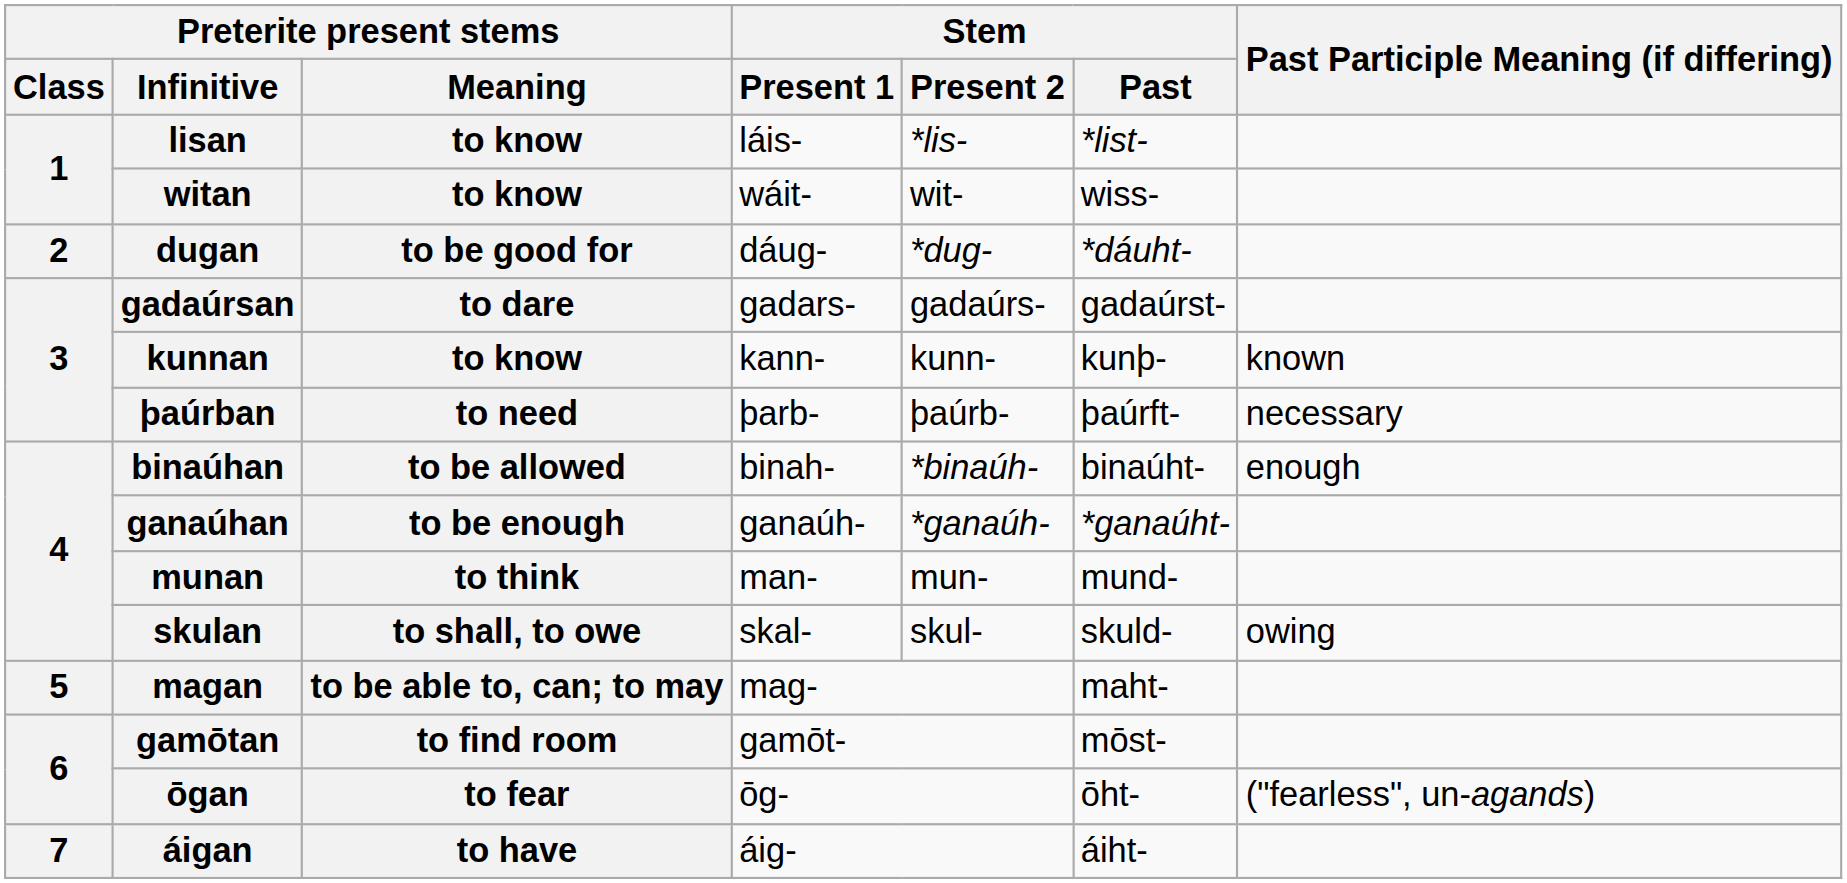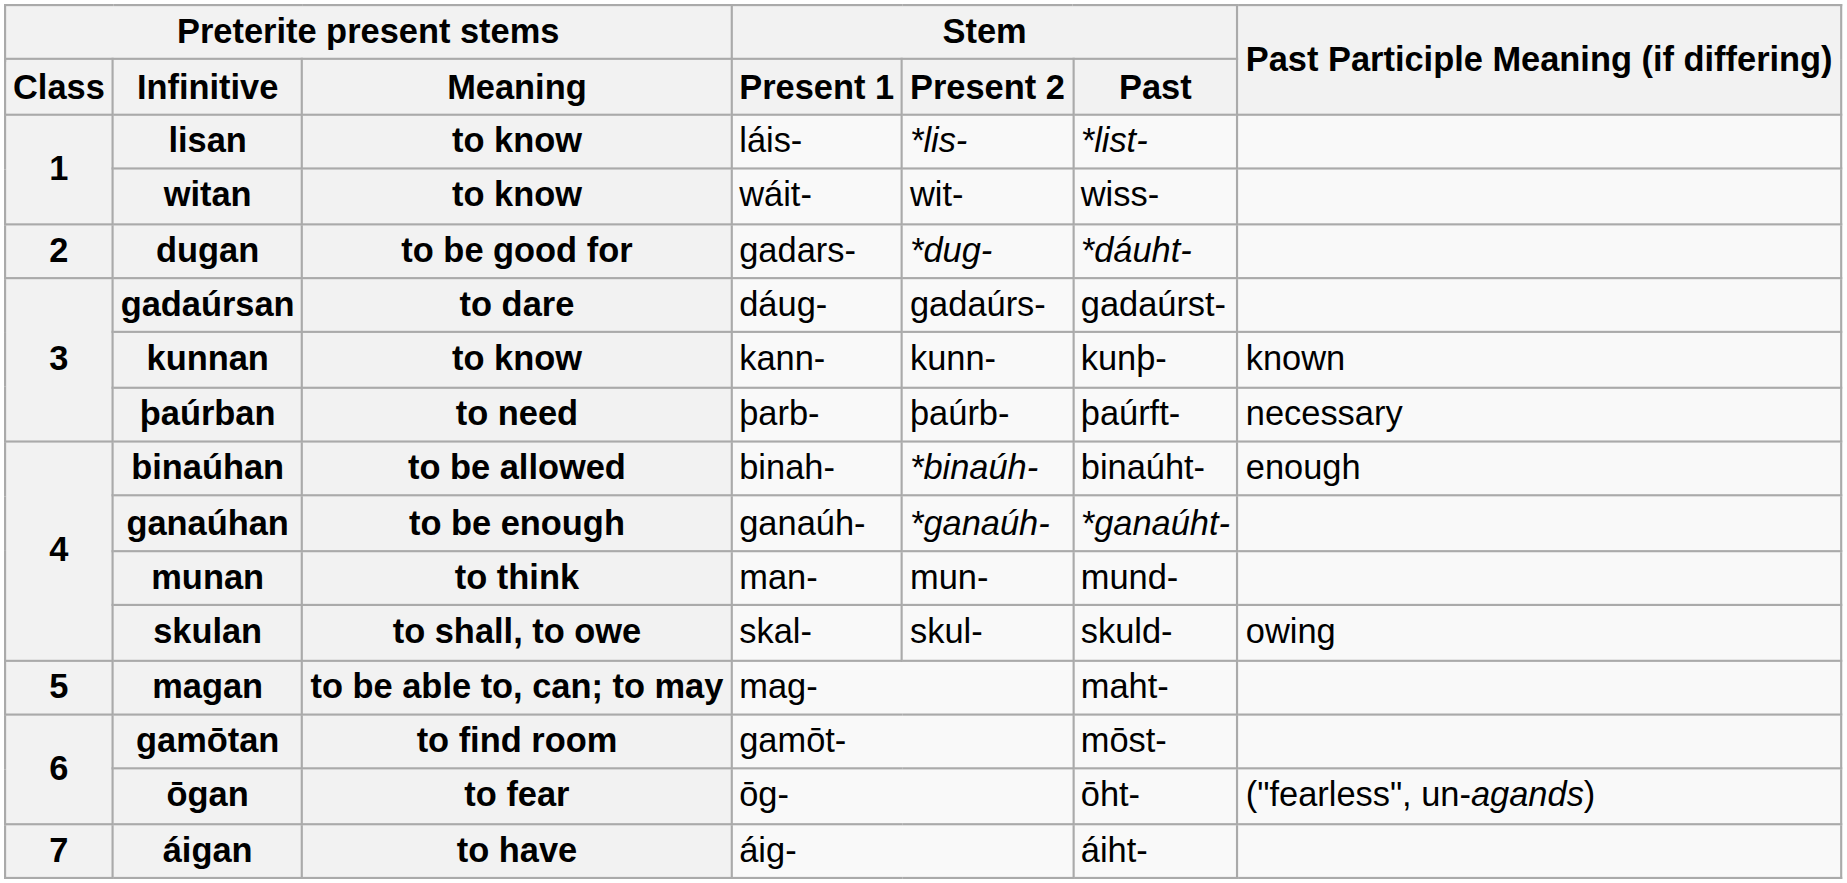(783, 250) dáug- -> (798, 250) gadars-
(798, 304) gadars- -> (783, 304) dáug-
